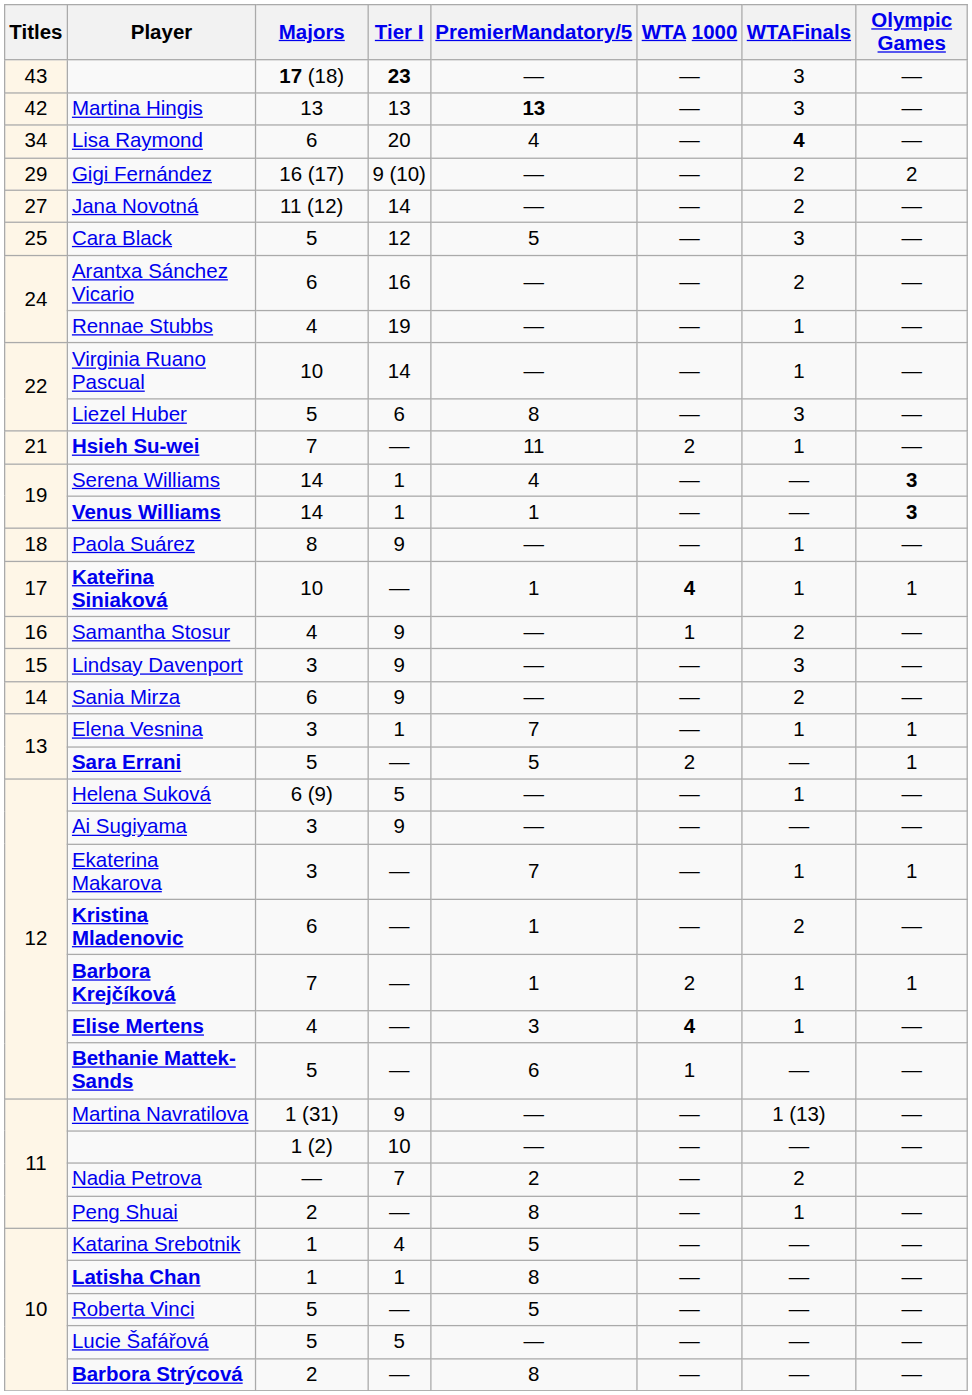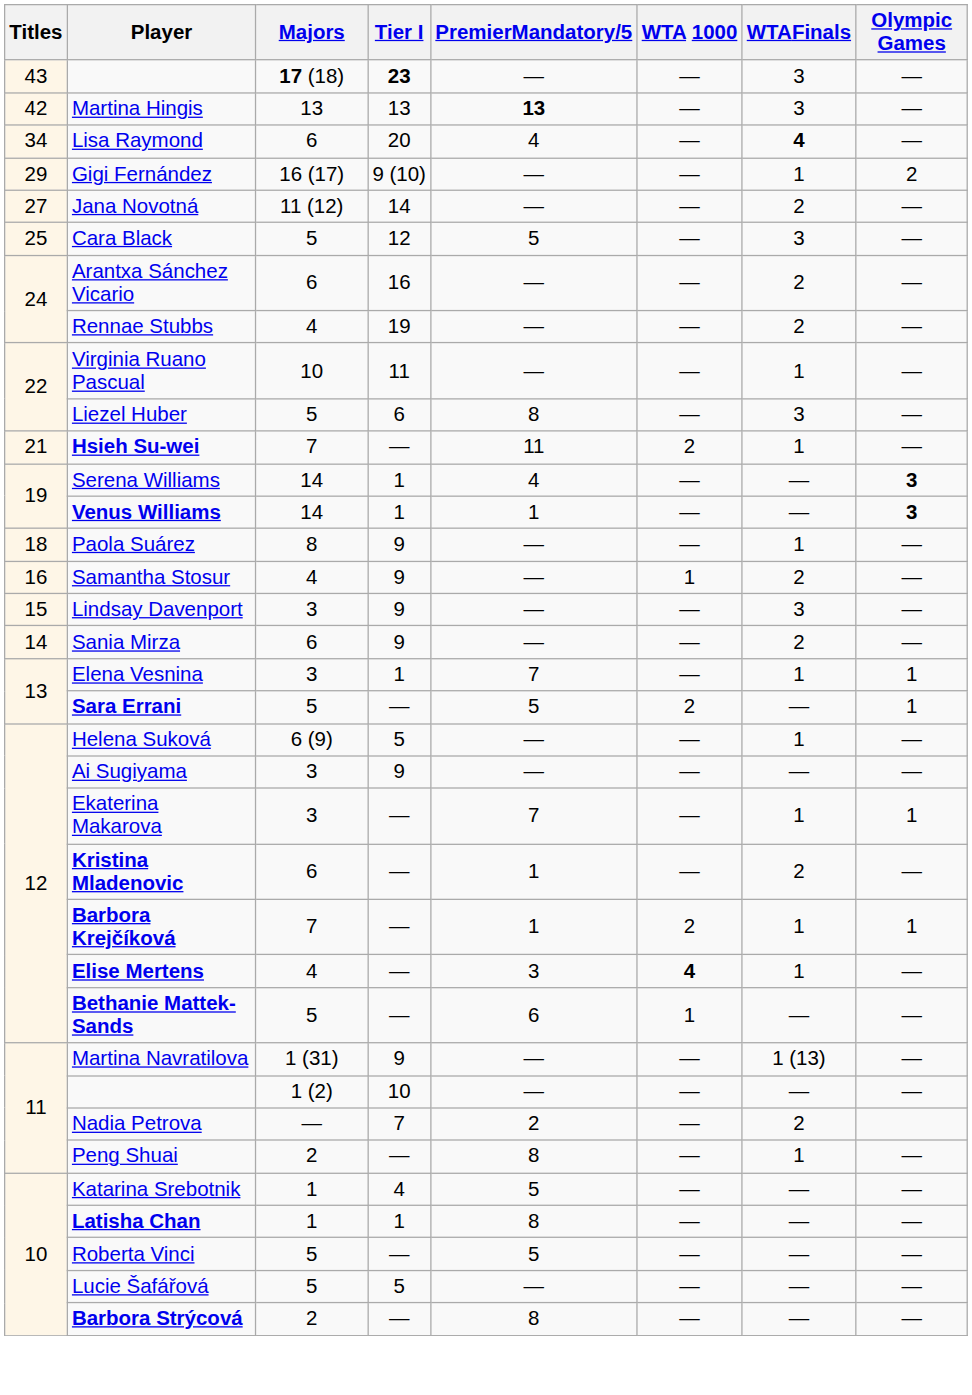(799, 173) 2 -> (799, 173) 1
(799, 326) 1 -> (799, 326) 2
(399, 370) 14 -> (399, 370) 11
- row: (36, 588)
